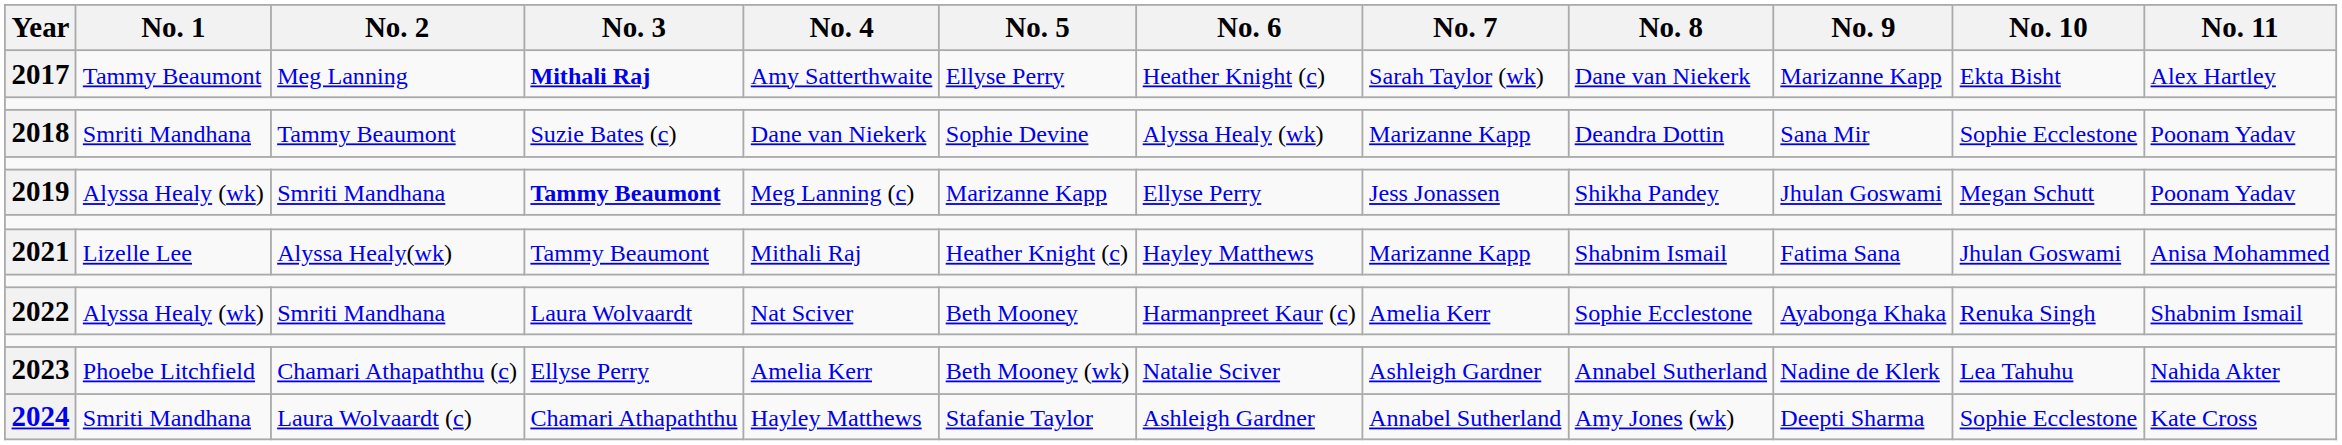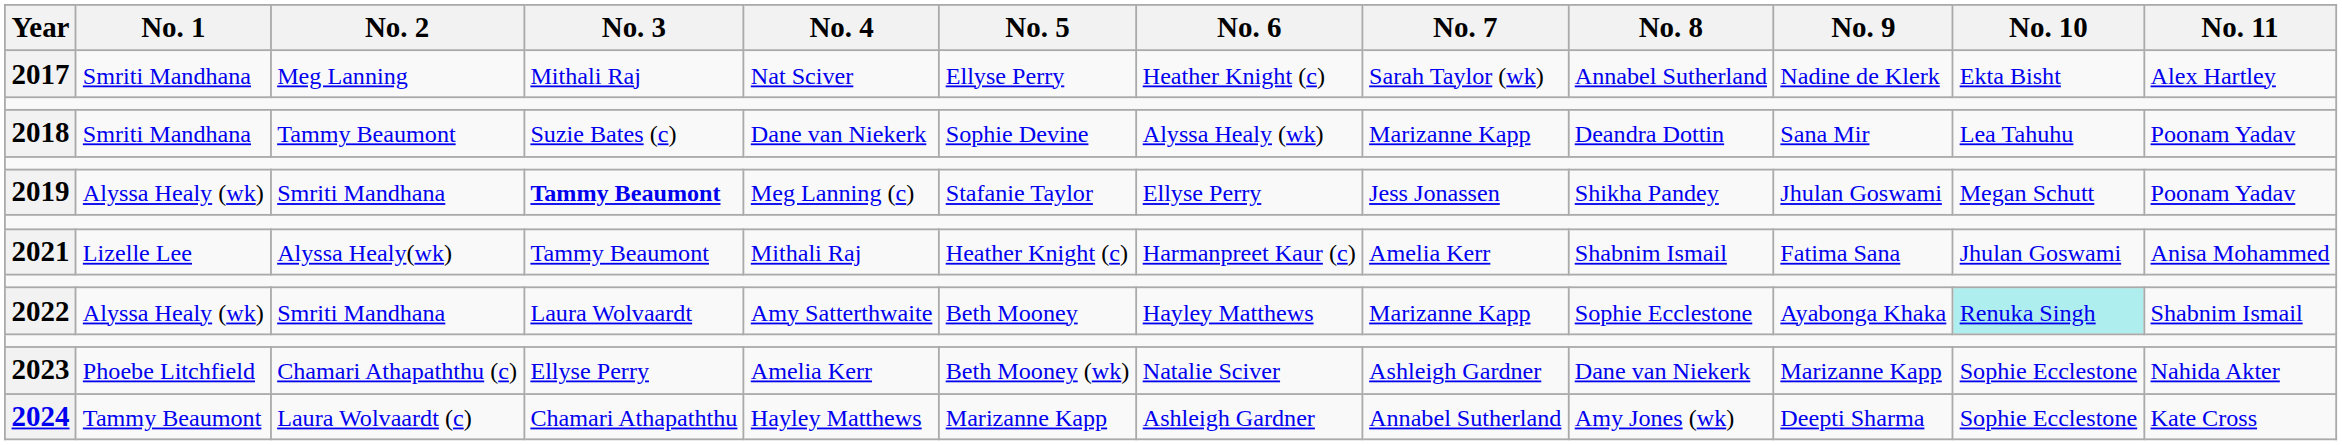(172, 75) Tammy Beaumont -> (167, 75) Smriti Mandhana
(590, 73) bold -> (586, 75) normal
(842, 75) Amy Satterthwaite -> (802, 75) Nat Sciver
(1662, 75) Dane van Niekerk -> (1671, 75) Annabel Sutherland
(1861, 75) Marizanne Kapp -> (1860, 75) Nadine de Klerk
(2048, 134) Sophie Ecclestone -> (2017, 134) Lea Tahuhu
(1026, 193) Marizanne Kapp -> (1019, 193) Stafanie Taylor
(1228, 253) Hayley Matthews -> (1249, 253) Harmanpreet Kaur (c)
(1450, 253) Marizanne Kapp -> (1430, 253) Amelia Kerr
(802, 312) Nat Sciver -> (842, 312) Amy Satterthwaite
(1249, 312) Harmanpreet Kaur (c) -> (1228, 312) Hayley Matthews
(1430, 312) Amelia Kerr -> (1450, 312) Marizanne Kapp
(2028, 312) no background -> (2028, 312) paleturquoise background
(1671, 371) Annabel Sutherland -> (1662, 371) Dane van Niekerk
(1860, 371) Nadine de Klerk -> (1861, 371) Marizanne Kapp
(2017, 371) Lea Tahuhu -> (2048, 371) Sophie Ecclestone
(167, 417) Smriti Mandhana -> (172, 417) Tammy Beaumont
(1019, 417) Stafanie Taylor -> (1026, 417) Marizanne Kapp
